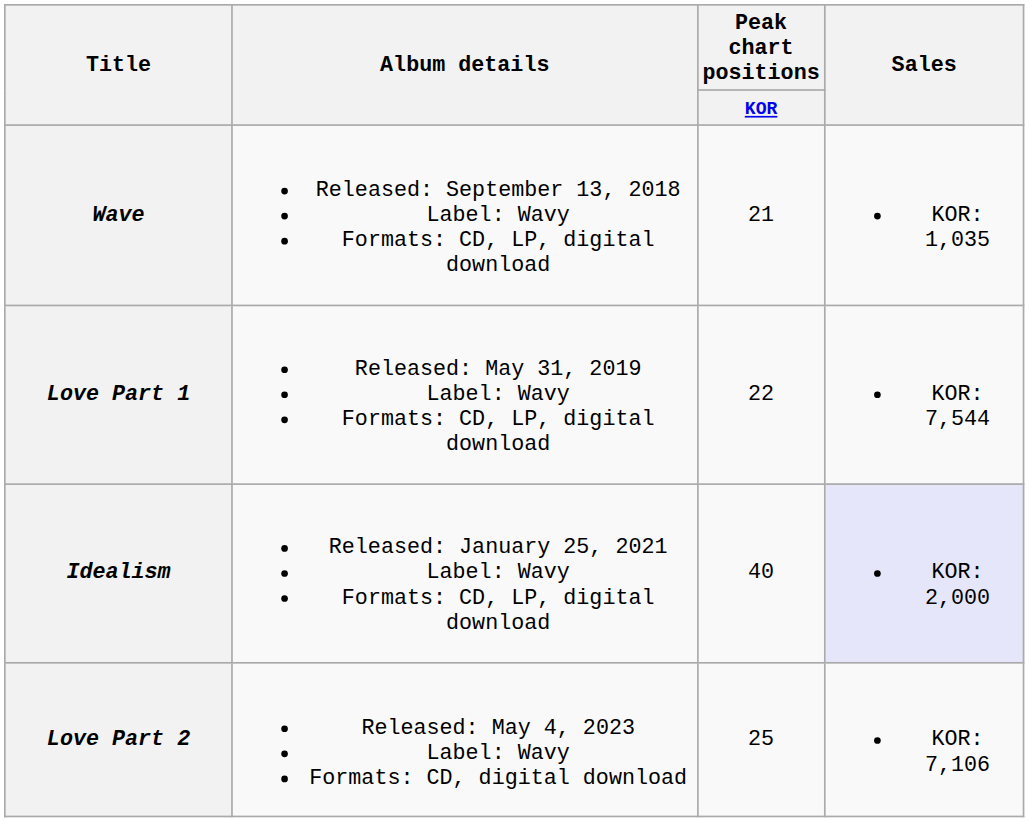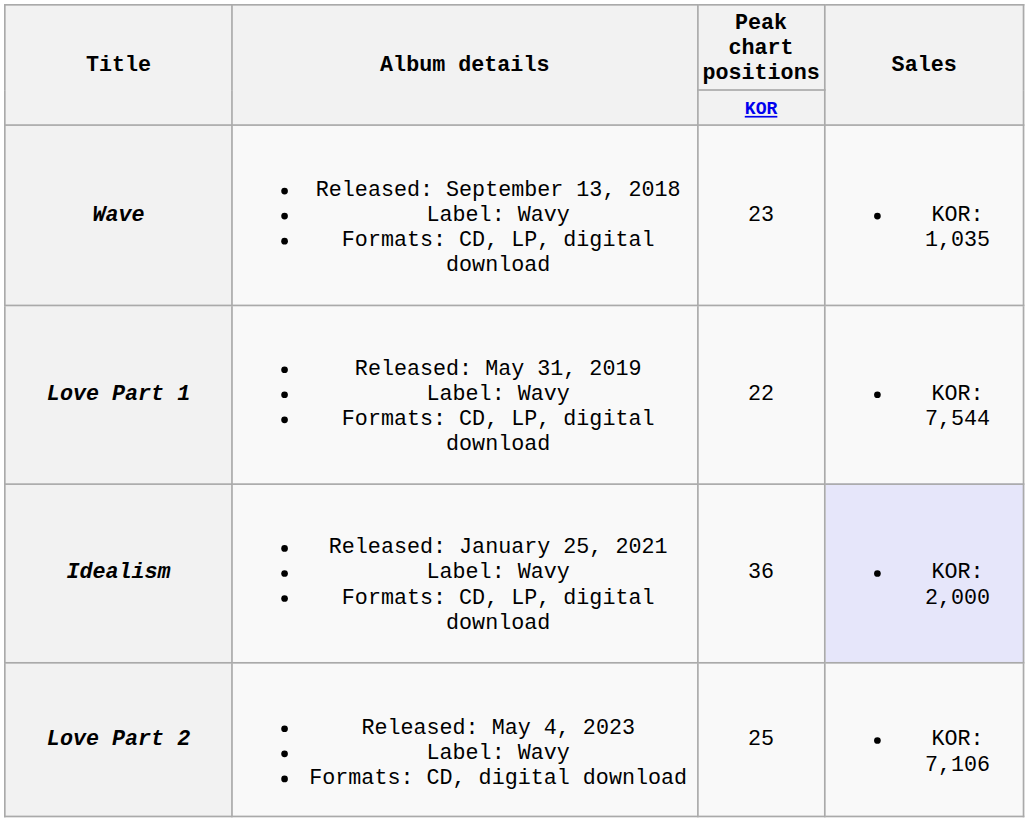(761, 215) 21 -> (761, 215) 23
(761, 573) 40 -> (761, 573) 36
